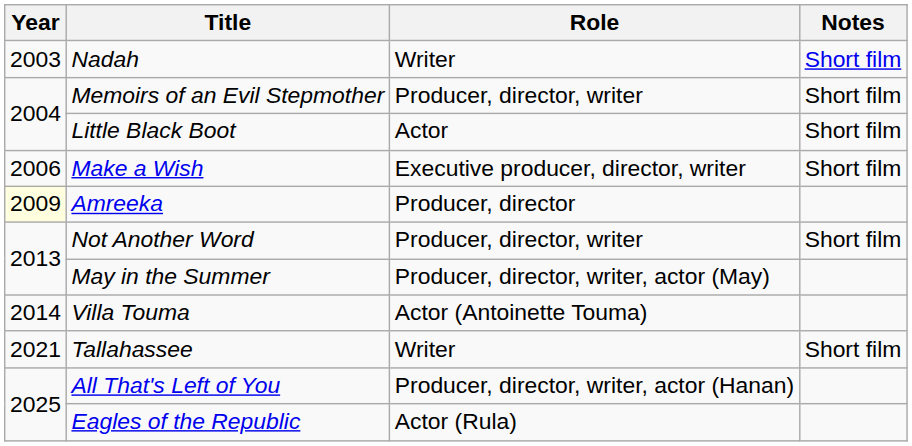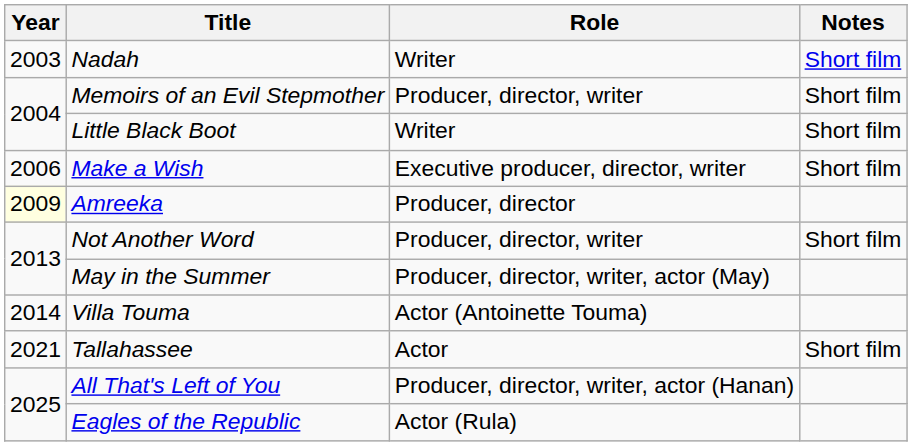(421, 131) Actor -> (425, 131) Writer
(425, 349) Writer -> (421, 349) Actor
